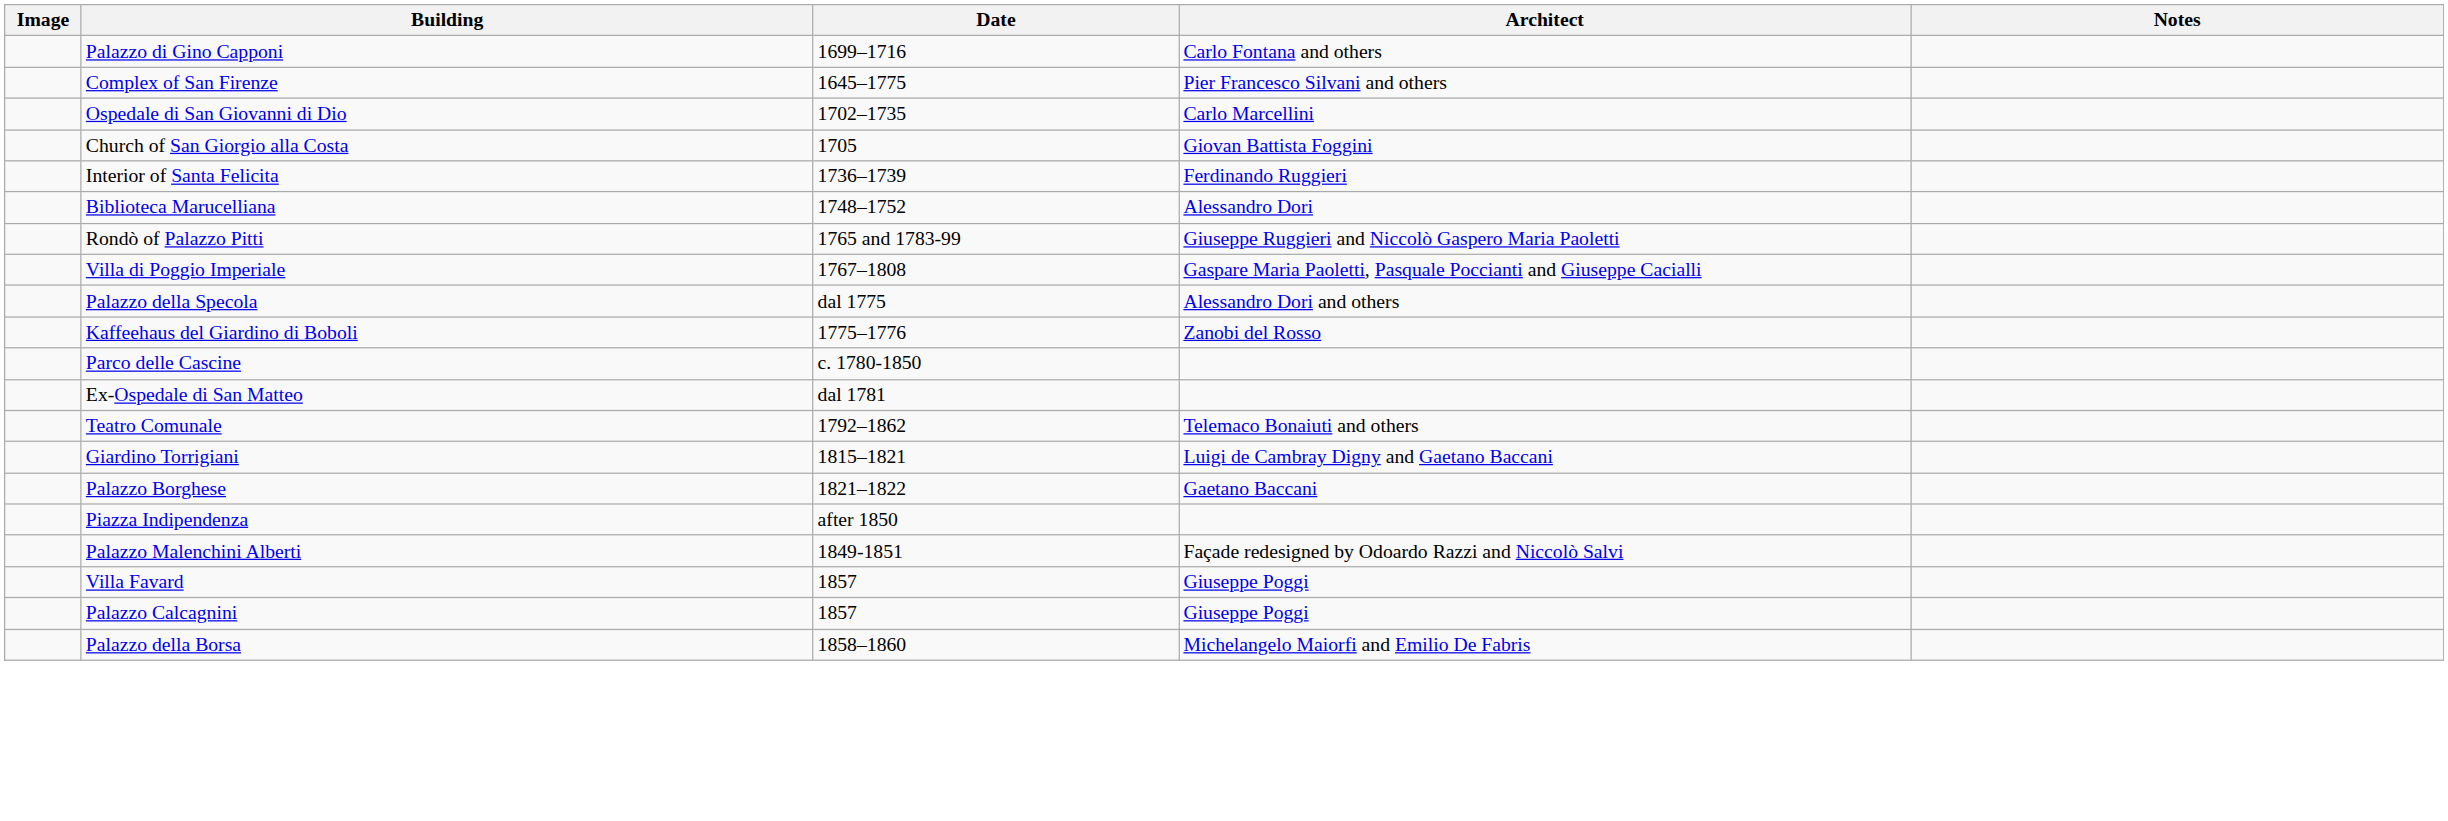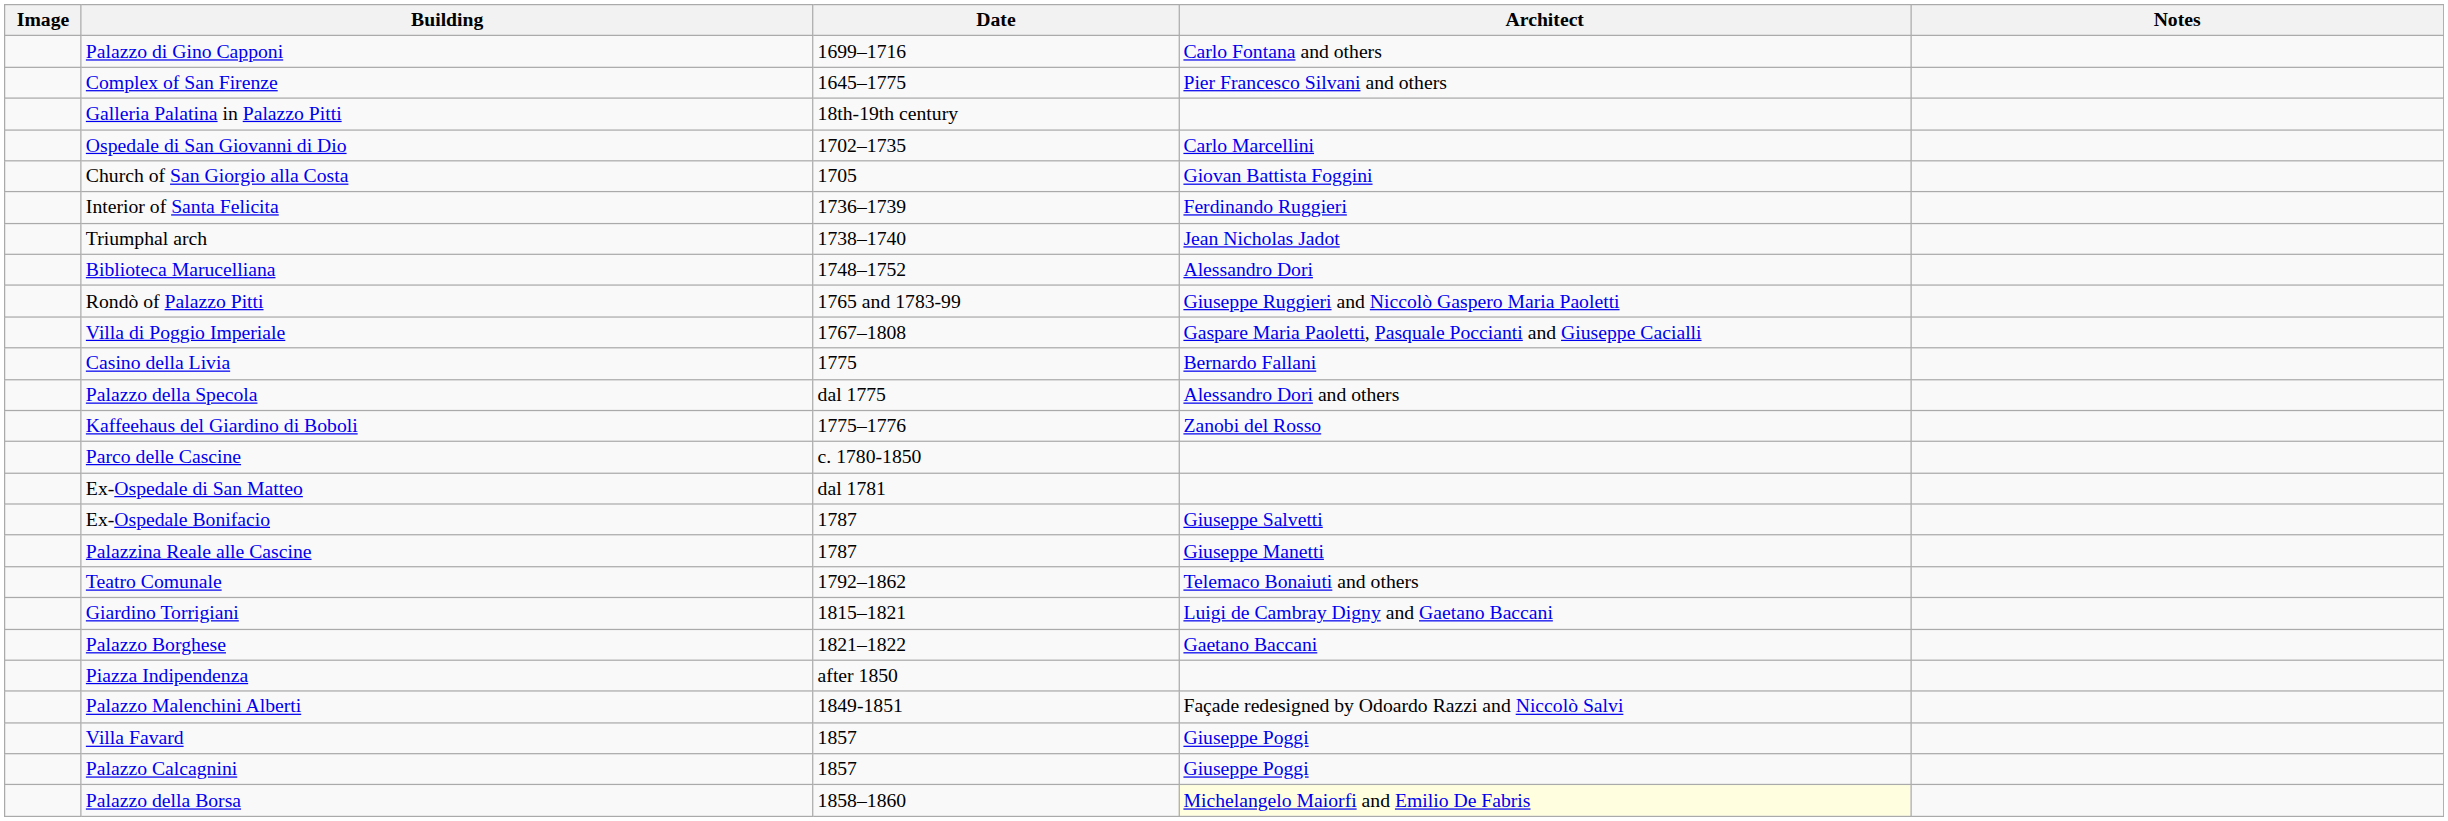+ row: (214, 113)
+ row: (146, 238)
+ row: (158, 363)
+ row: (178, 519)
+ row: (199, 550)
(1357, 644) no background -> (1357, 800) lightyellow background
